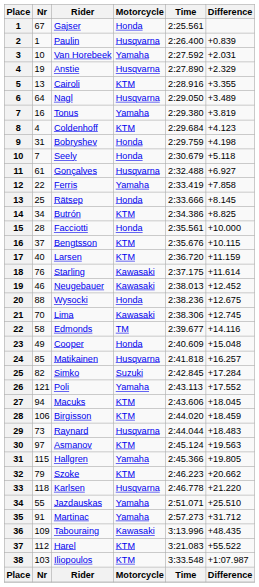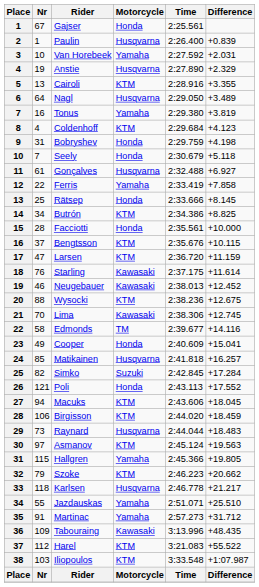(40, 257) 40 -> (40, 257) 47
(129, 300) Honda -> (125, 300) KTM
(224, 344) +15.048 -> (224, 344) +15.041
(132, 387) Yamaha -> (129, 387) Honda
(224, 488) +21.220 -> (224, 488) +21.217
